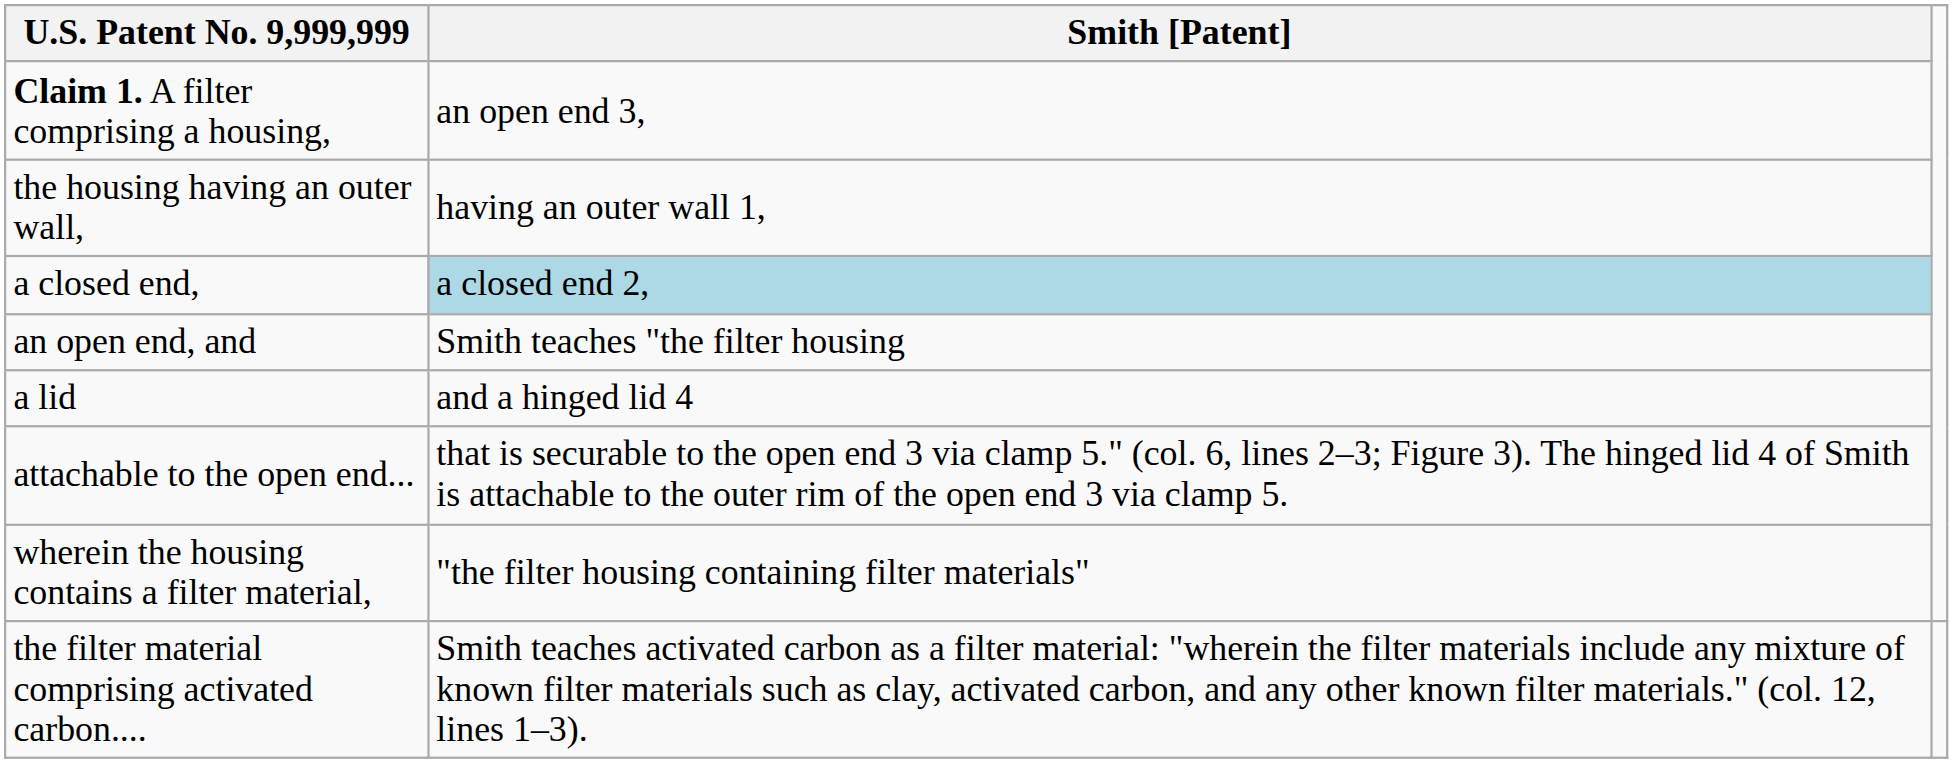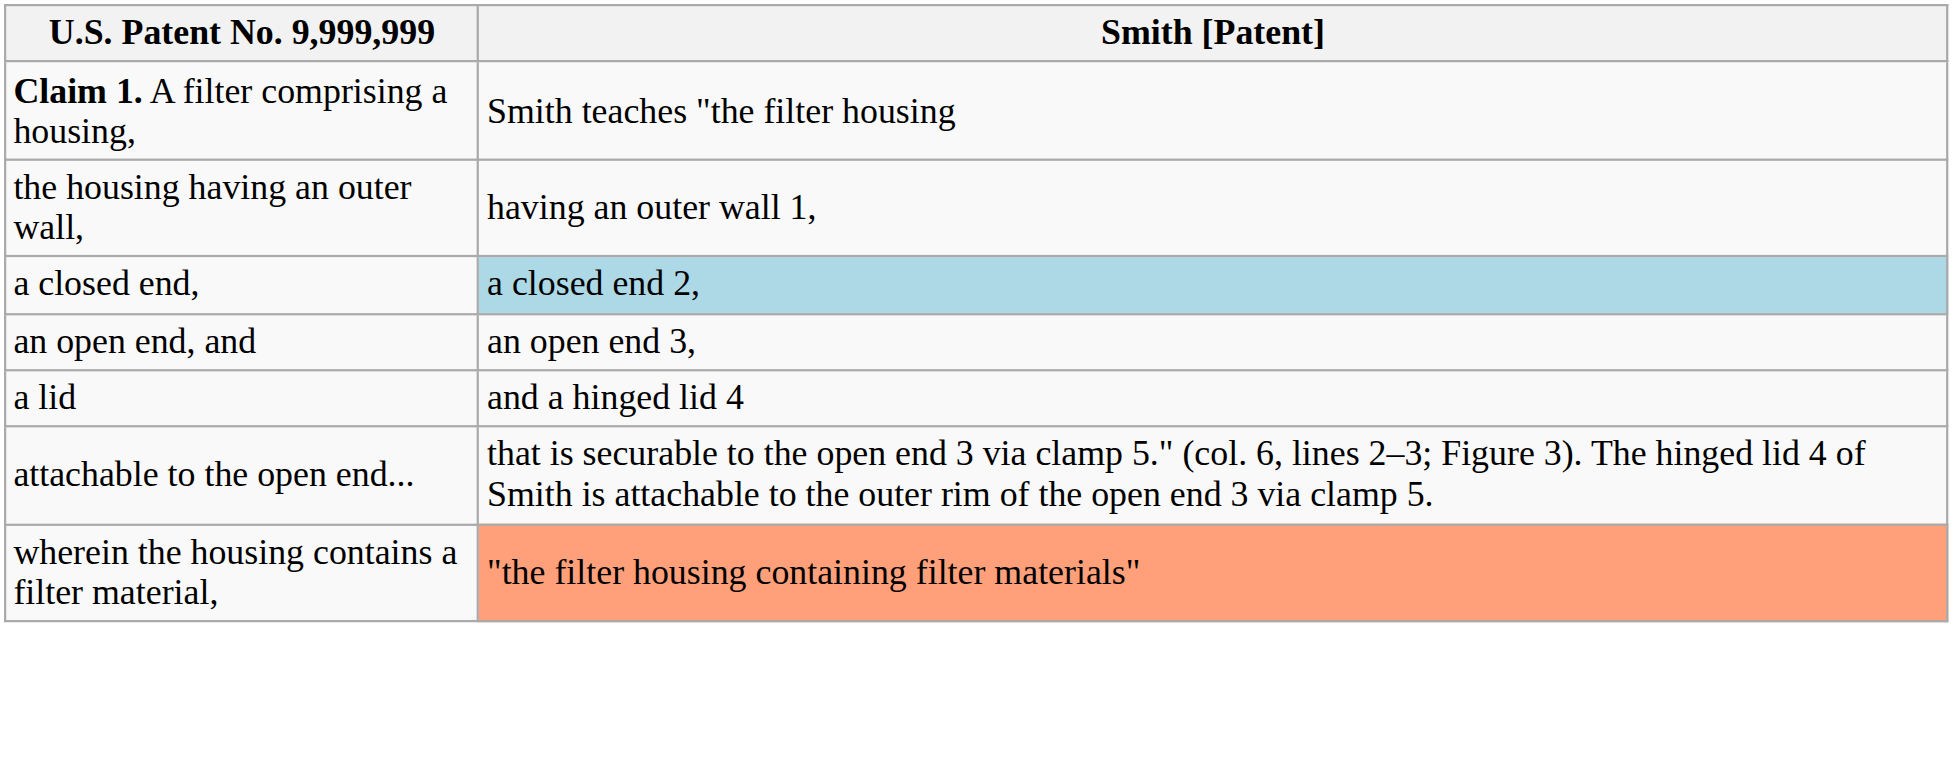(541, 109) an open end 3, -> (721, 109) Smith teaches "the filter housing
(671, 340) Smith teaches "the filter housing -> (592, 340) an open end 3,
(763, 571) no background -> (814, 571) lightsalmon background
- row: (163, 689)
